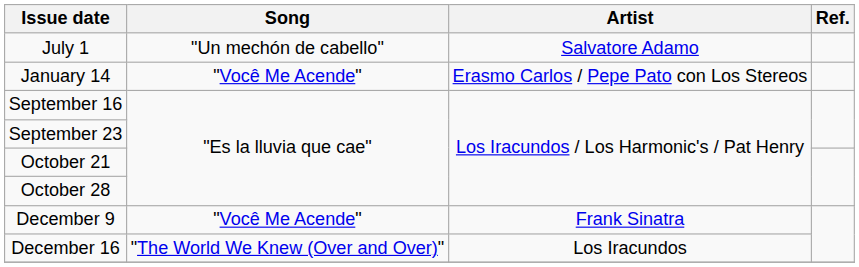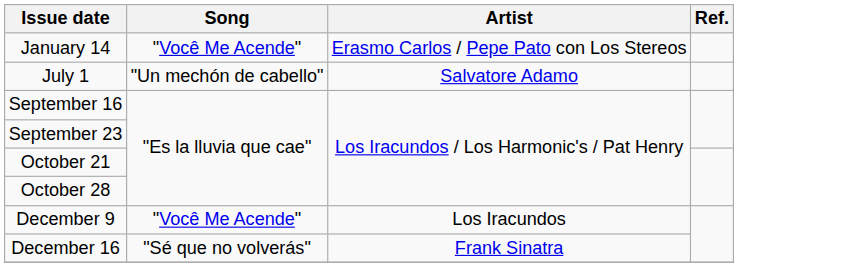rows swapped: (66, 76) <-> (66, 47)
(630, 219) Frank Sinatra -> (509, 219) Los Iracundos
(287, 248) "The World We Knew (Over and Over)" -> (227, 248) "Sé que no volverás"
(630, 248) Los Iracundos -> (509, 248) Frank Sinatra
